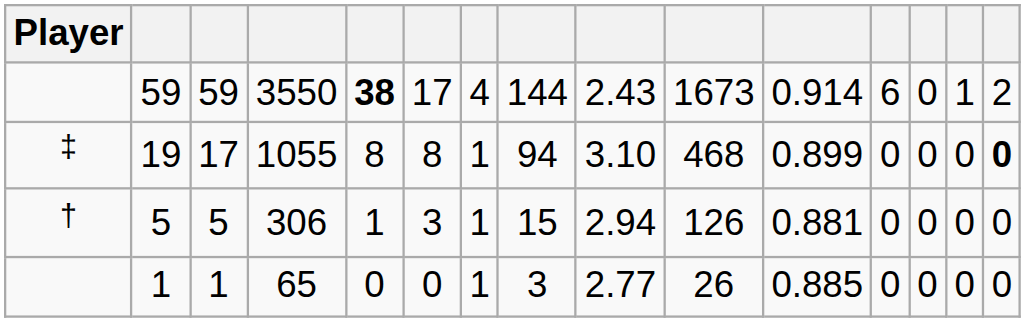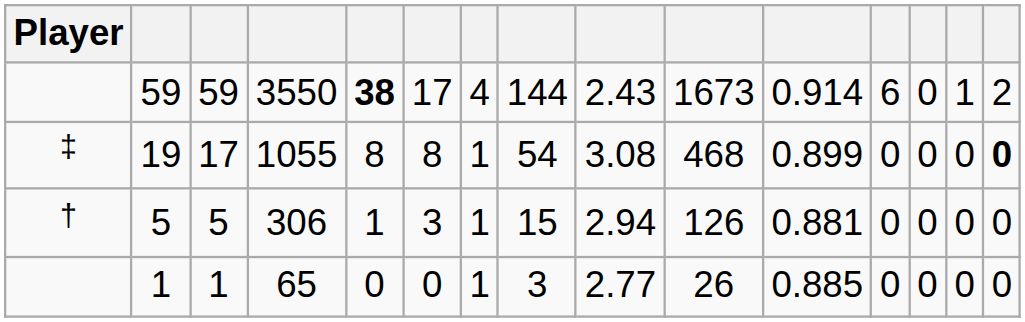(537, 154) 94 -> (537, 154) 54
(620, 154) 3.10 -> (620, 154) 3.08
